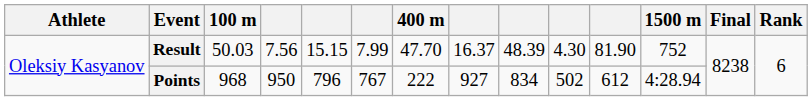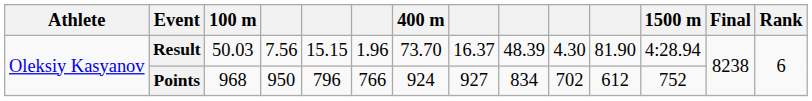(372, 50) 7.99 -> (372, 50) 1.96
(421, 50) 47.70 -> (421, 50) 73.70
(673, 50) 752 -> (673, 50) 4:28.94
(372, 80) 767 -> (372, 80) 766
(421, 80) 222 -> (421, 80) 924
(570, 80) 502 -> (570, 80) 702
(673, 80) 4:28.94 -> (673, 80) 752
